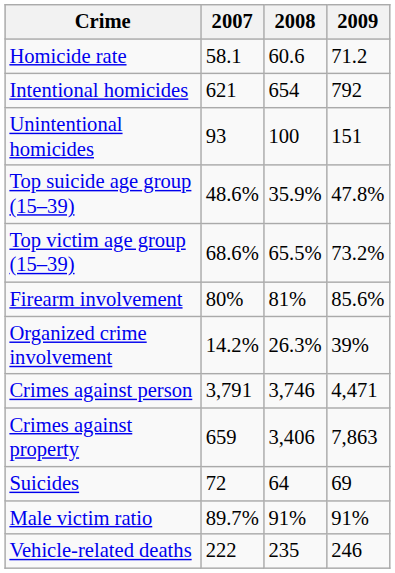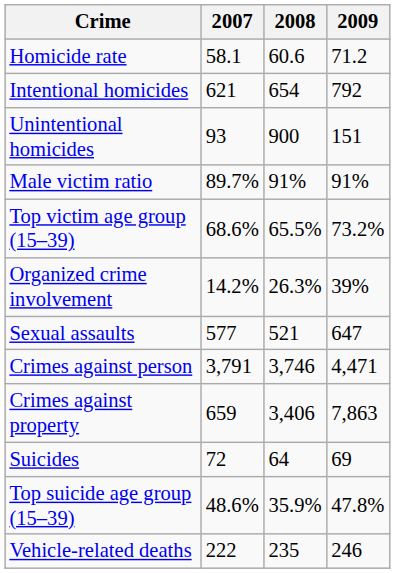(284, 136) 100 -> (284, 136) 900
rows swapped: (81, 517) <-> (100, 194)
- row: (96, 298)
+ row: (72, 332)
